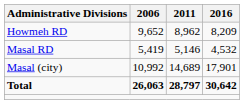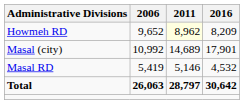(187, 31) no background -> (187, 31) lightyellow background
rows swapped: (30, 49) <-> (35, 67)
